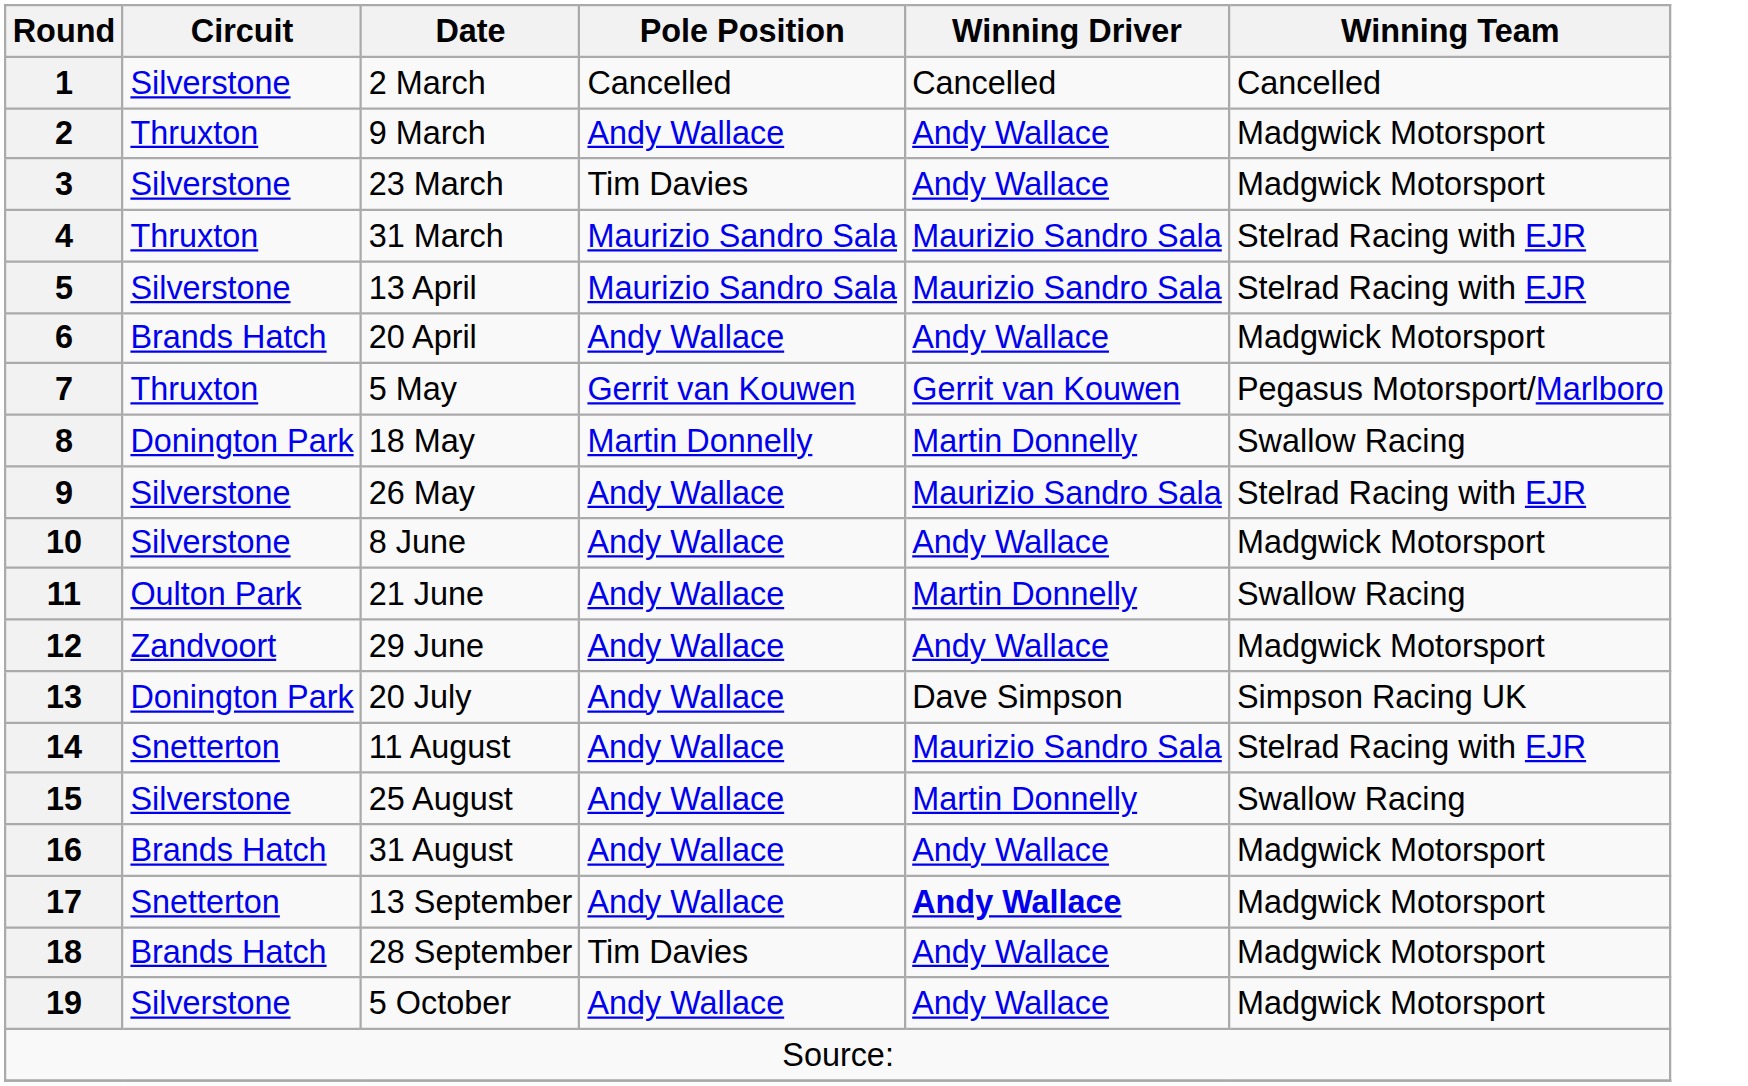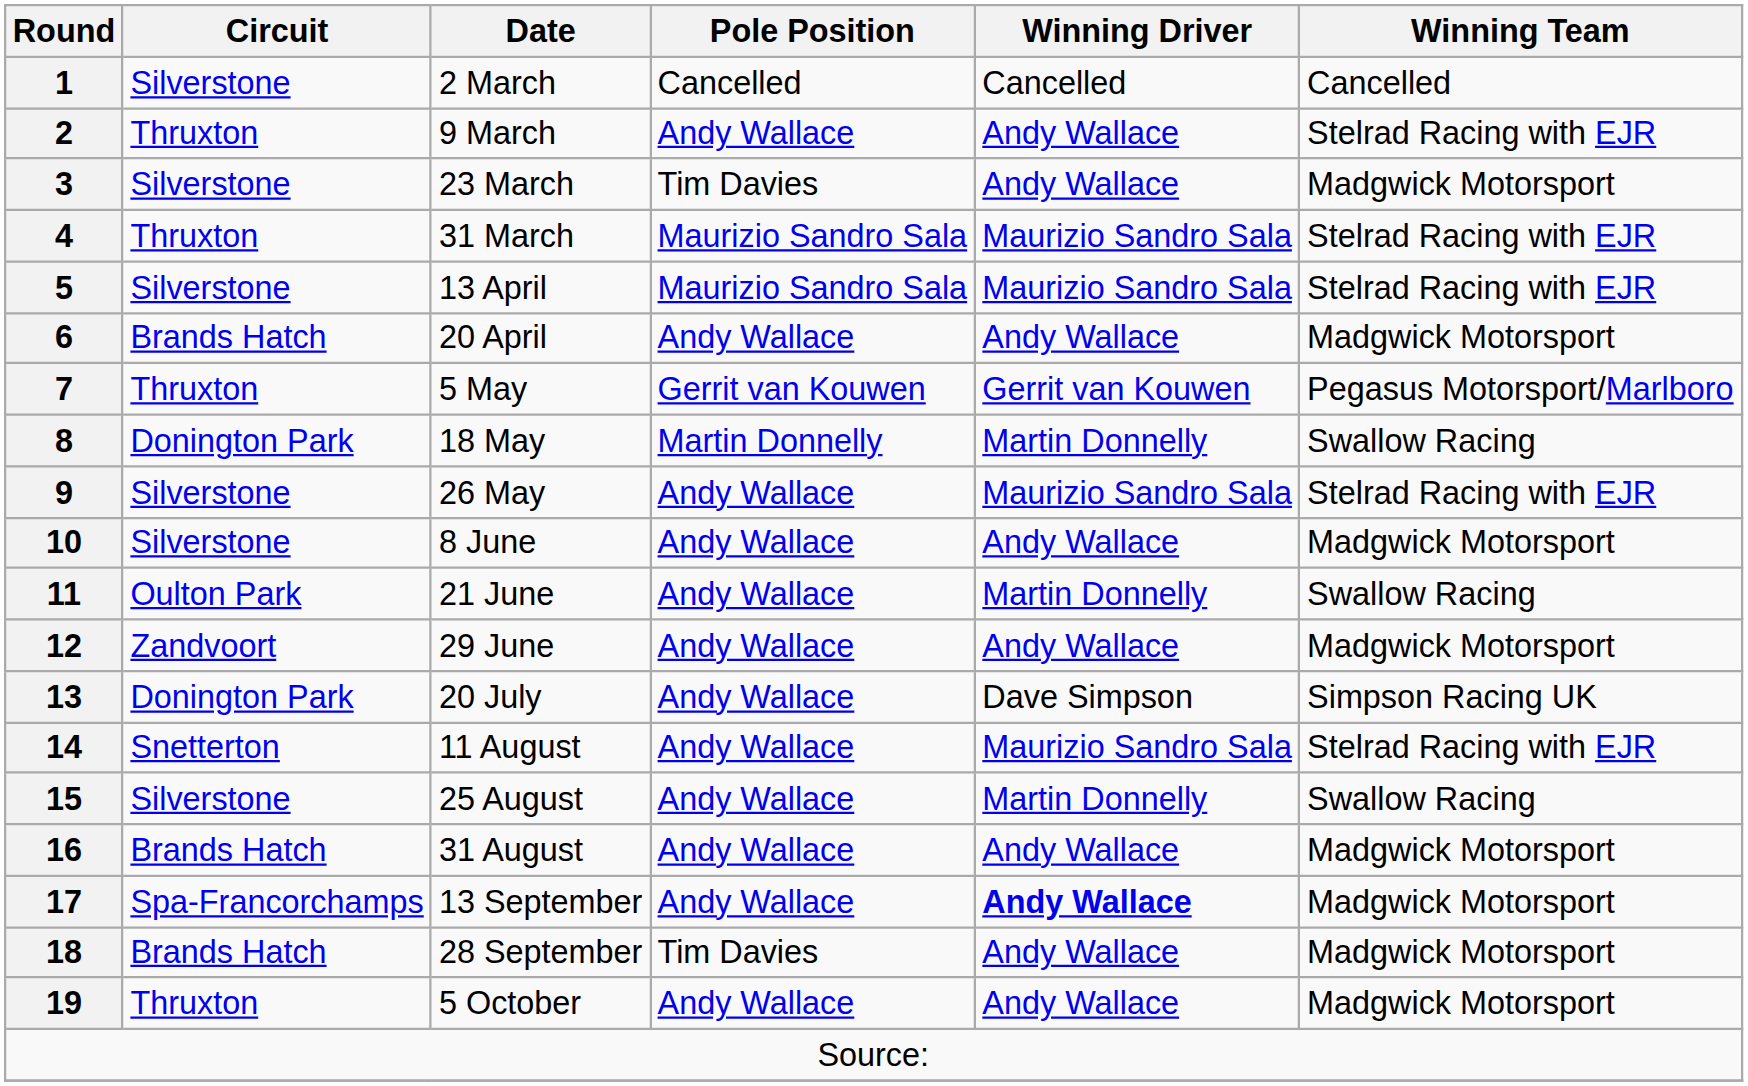(1391, 133) Madgwick Motorsport -> (1482, 133) Stelrad Racing with EJR
(205, 901) Snetterton -> (277, 901) Spa-Francorchamps
(211, 1004) Silverstone -> (194, 1004) Thruxton
